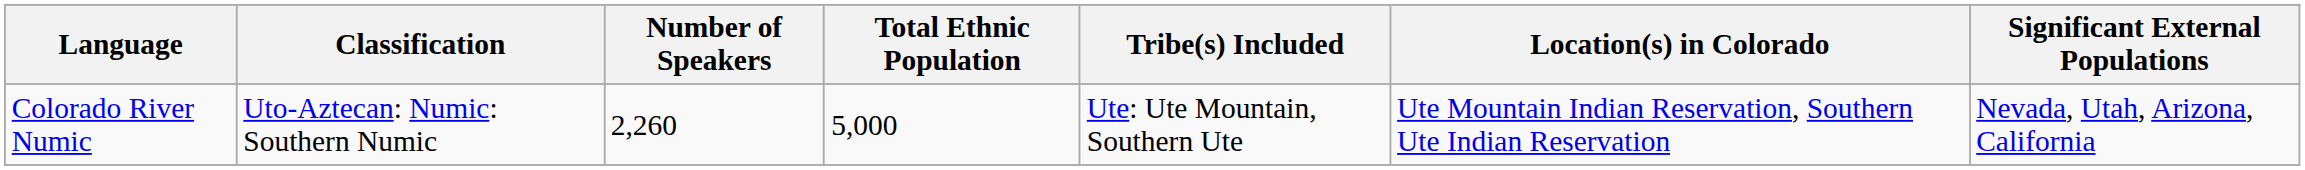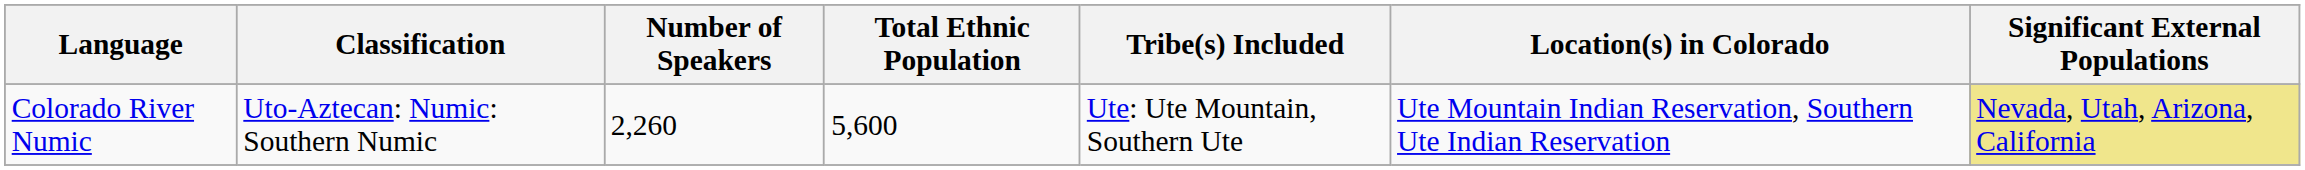(864, 124) 5,000 -> (864, 124) 5,600
(2115, 124) no background -> (2115, 124) khaki background
